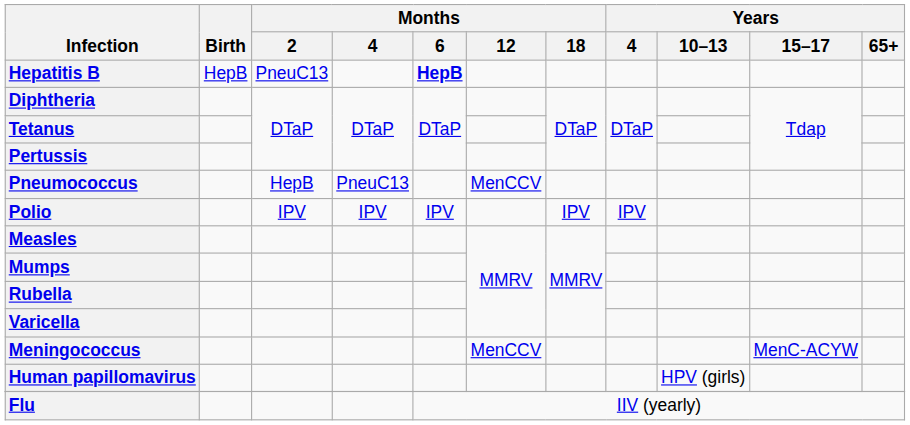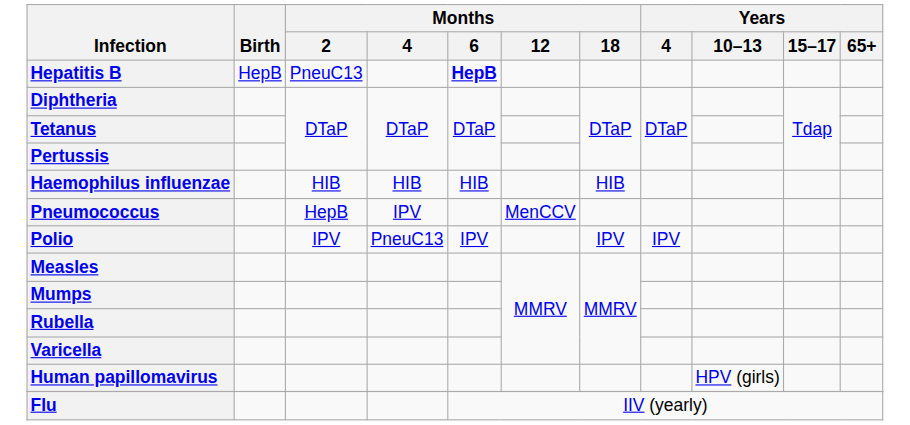+ row: (130, 184)
(373, 184) PneuC13 -> (407, 211) IPV
(373, 211) IPV -> (407, 239) PneuC13
- row: (75, 350)
